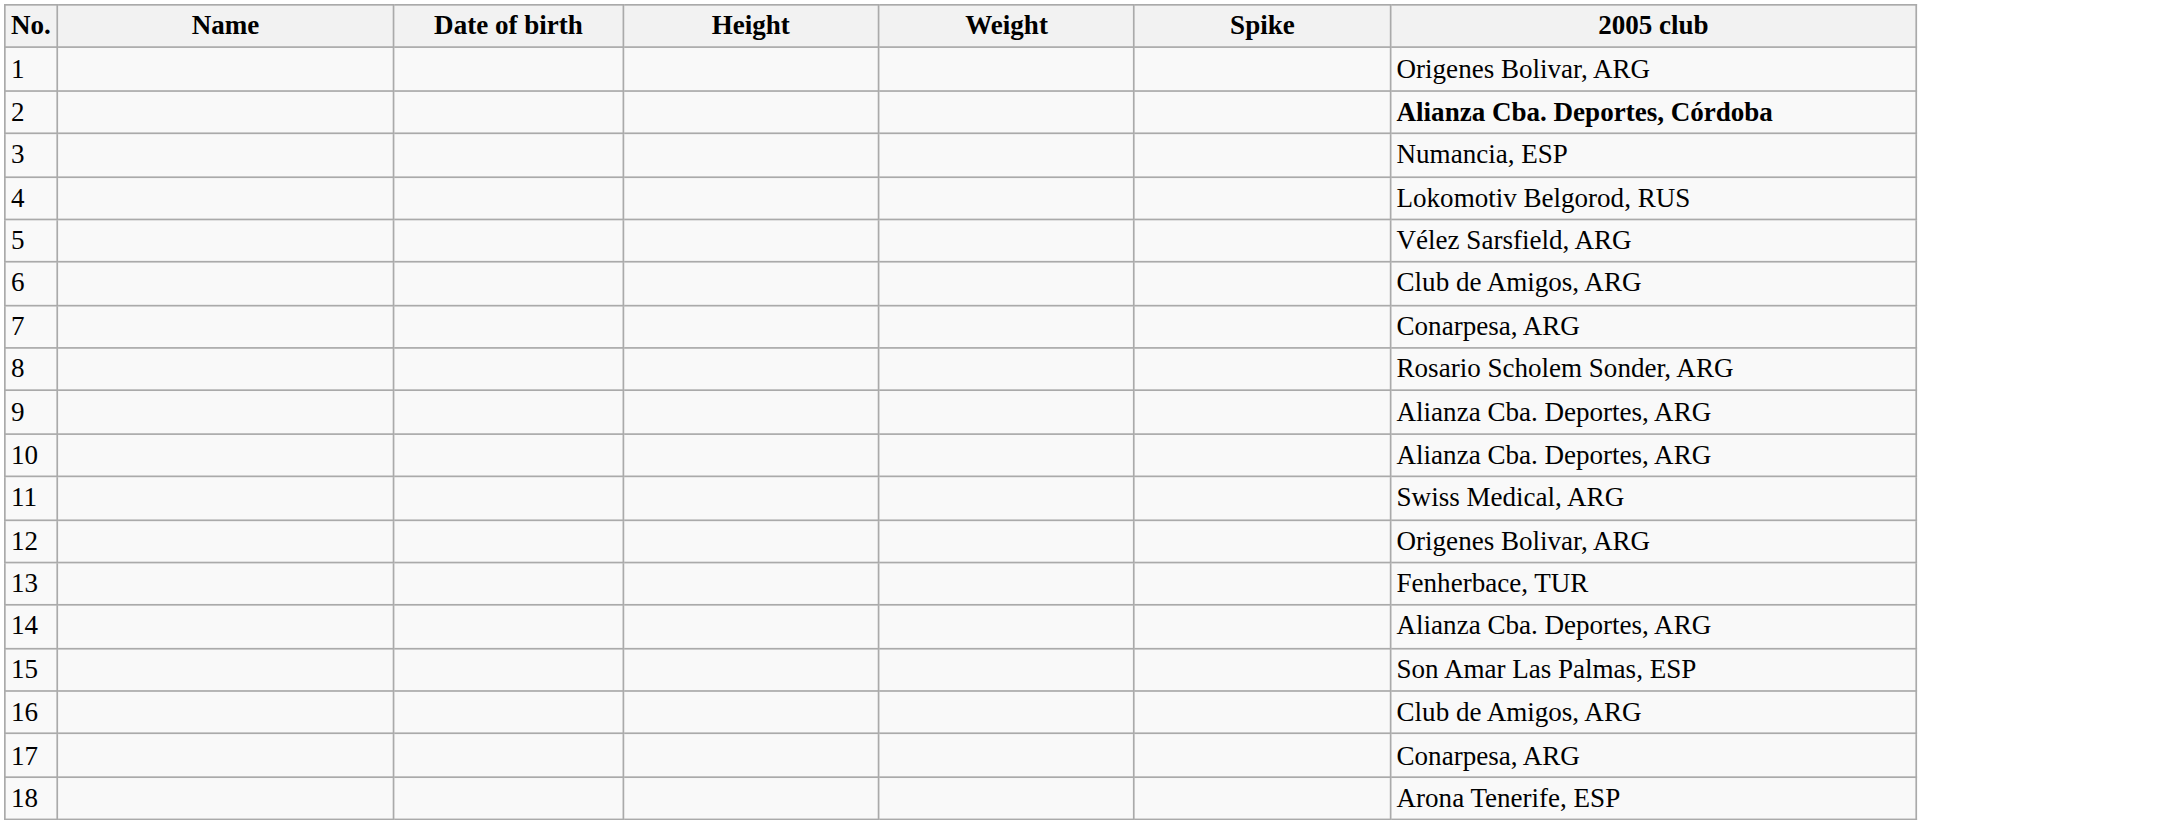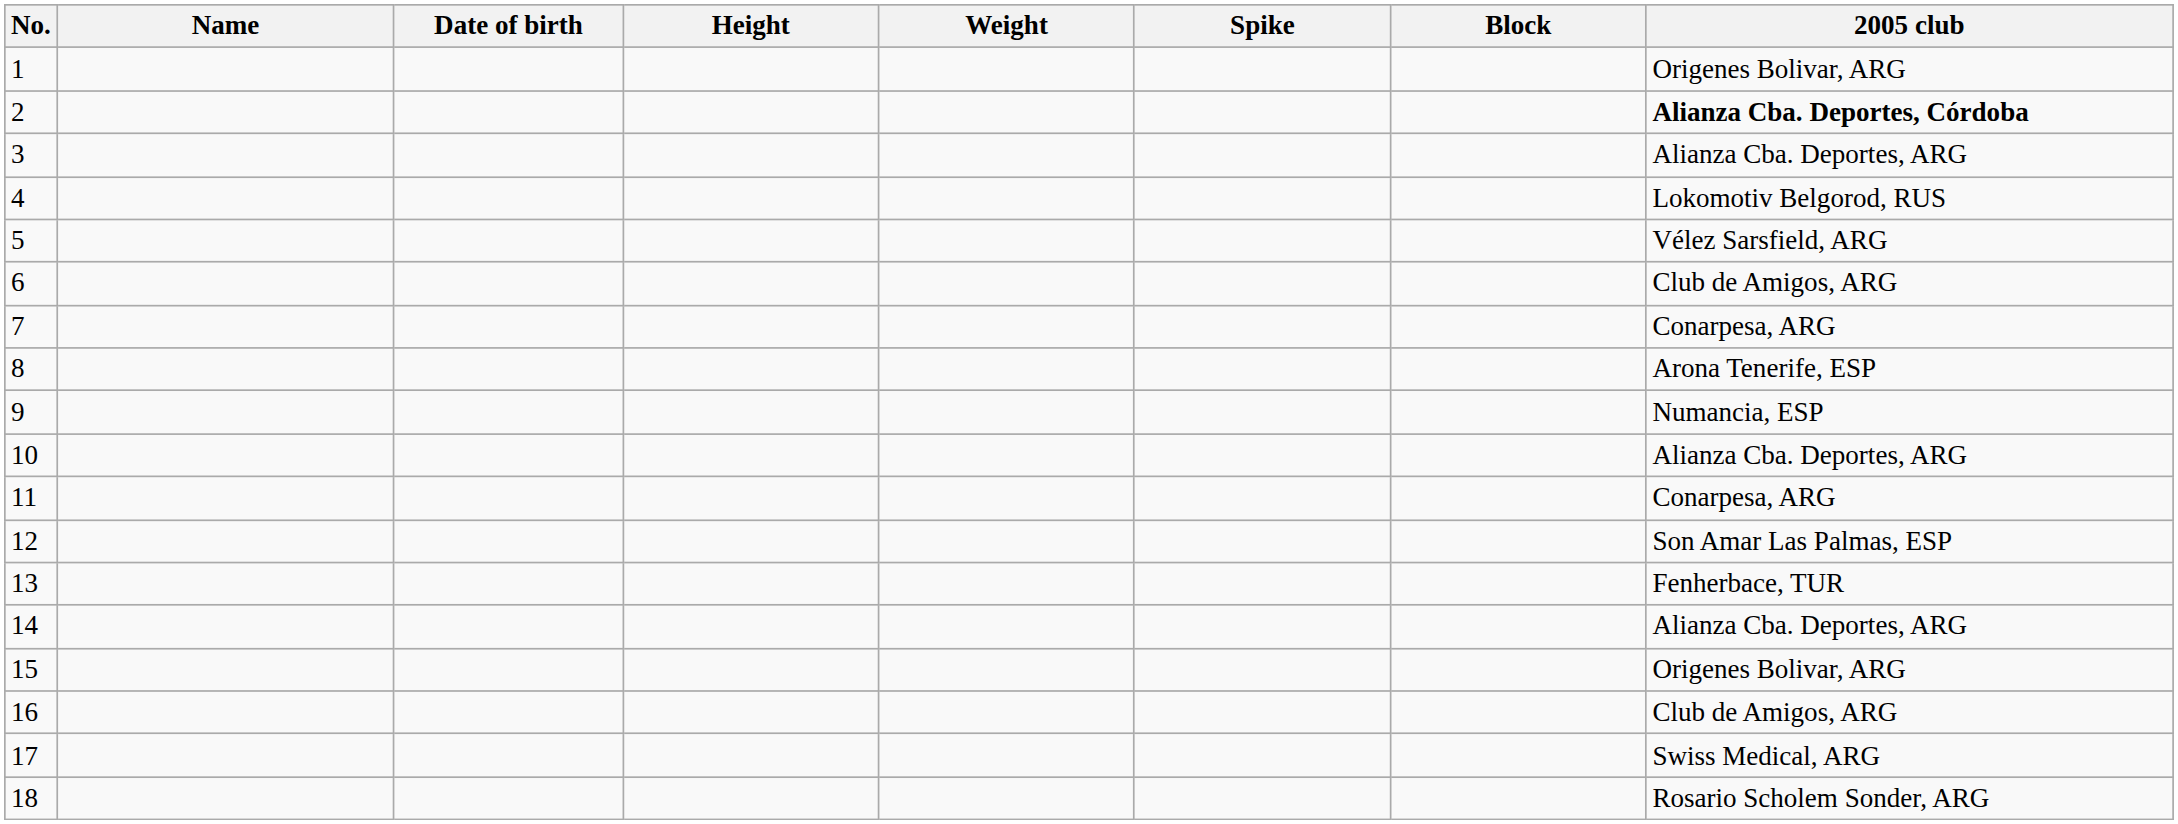+ column: (1518, 25)
(1482, 154) Numancia, ESP -> (1810, 154) Alianza Cba. Deportes, ARG
(1565, 369) Rosario Scholem Sonder, ARG -> (1764, 369) Arona Tenerife, ESP
(1554, 411) Alianza Cba. Deportes, ARG -> (1738, 411) Numancia, ESP
(1510, 497) Swiss Medical, ARG -> (1744, 497) Conarpesa, ARG
(1523, 540) Origenes Bolivar, ARG -> (1802, 540) Son Amar Las Palmas, ESP
(1546, 669) Son Amar Las Palmas, ESP -> (1779, 669) Origenes Bolivar, ARG
(1488, 754) Conarpesa, ARG -> (1766, 754) Swiss Medical, ARG
(1508, 797) Arona Tenerife, ESP -> (1821, 797) Rosario Scholem Sonder, ARG
